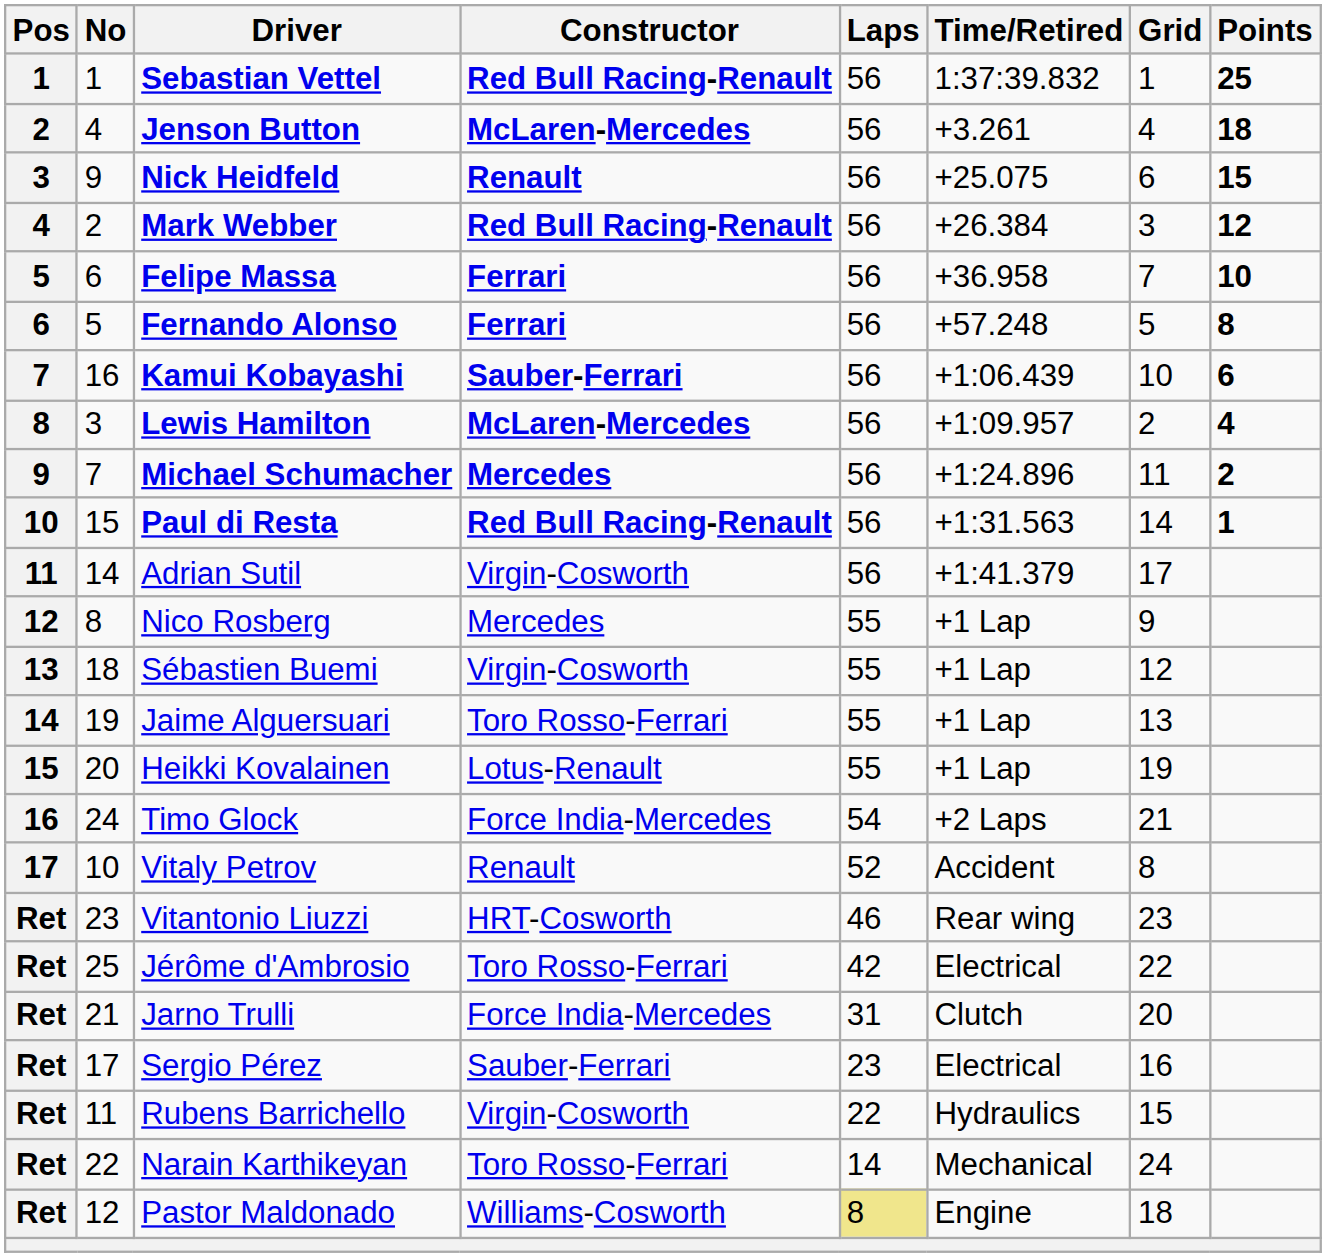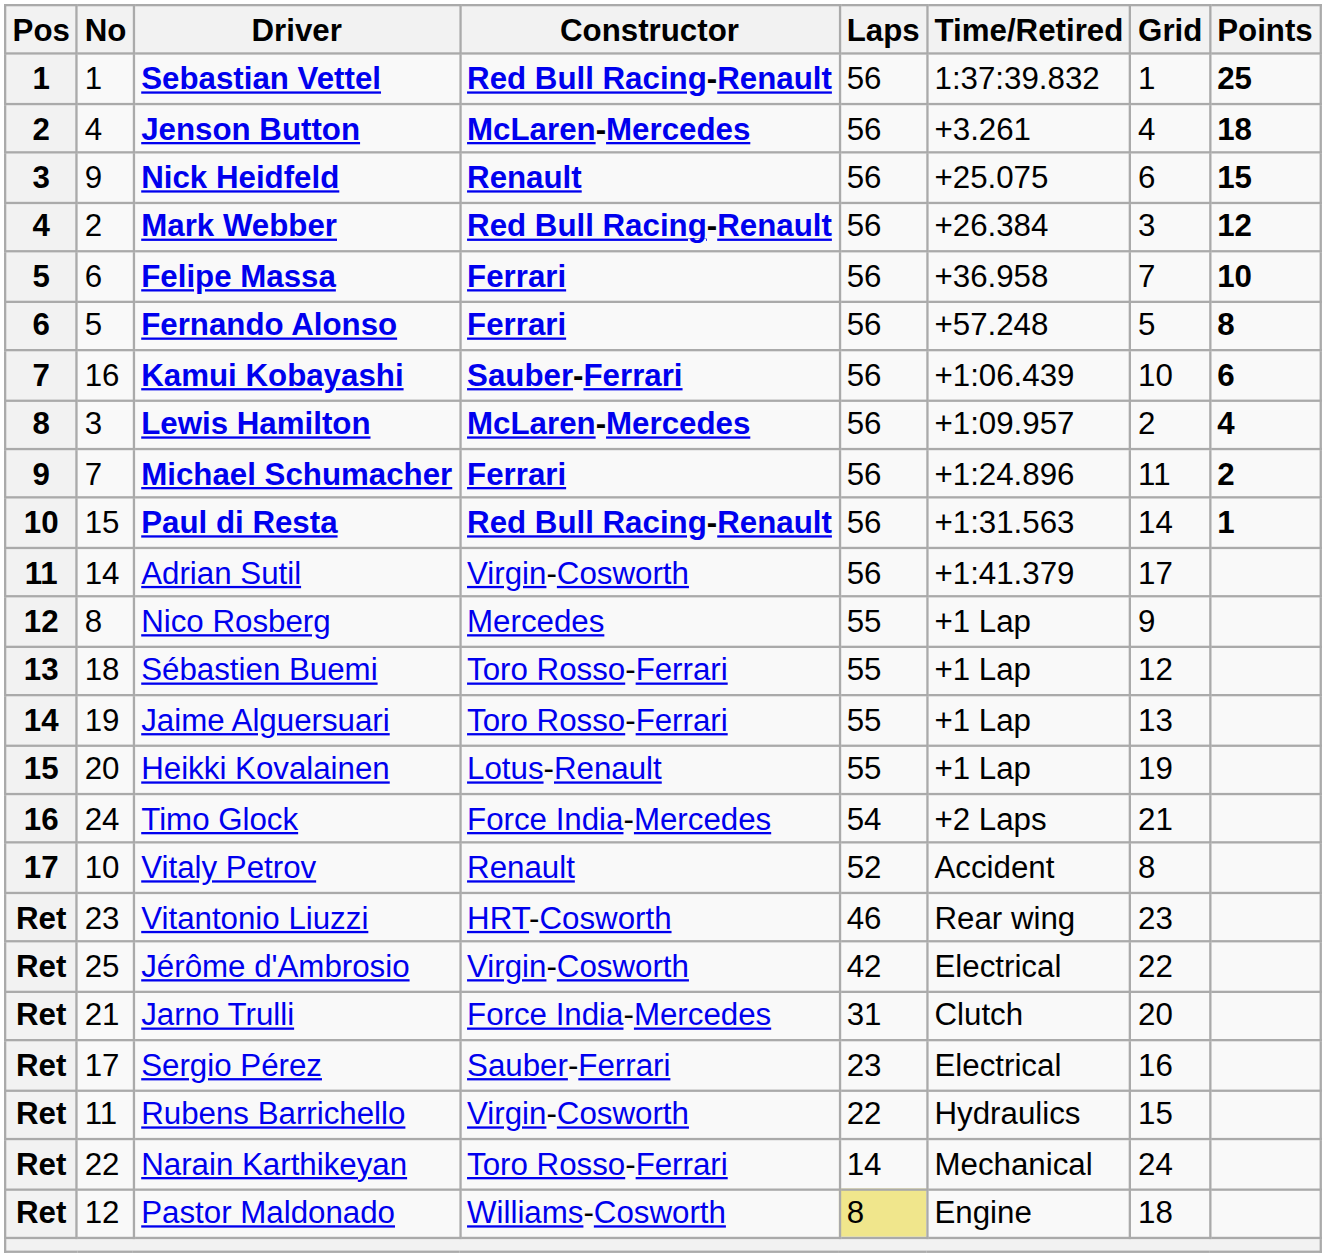(539, 473) Mercedes -> (517, 473) Ferrari
(578, 670) Virgin-Cosworth -> (597, 670) Toro Rosso-Ferrari
(597, 966) Toro Rosso-Ferrari -> (578, 966) Virgin-Cosworth
